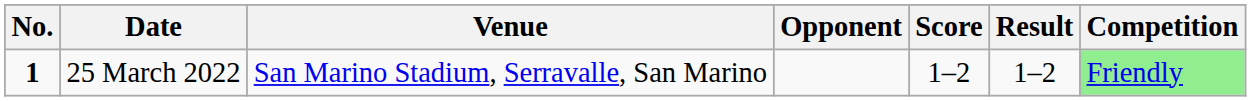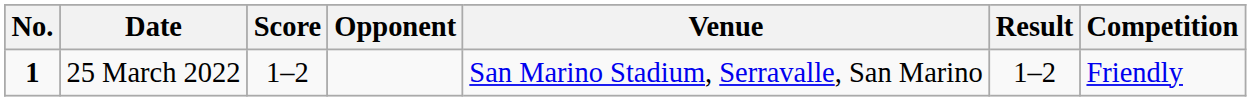columns swapped: (510, 27) <-> (949, 27)
(1135, 72) lightgreen background -> (1135, 72) no background
